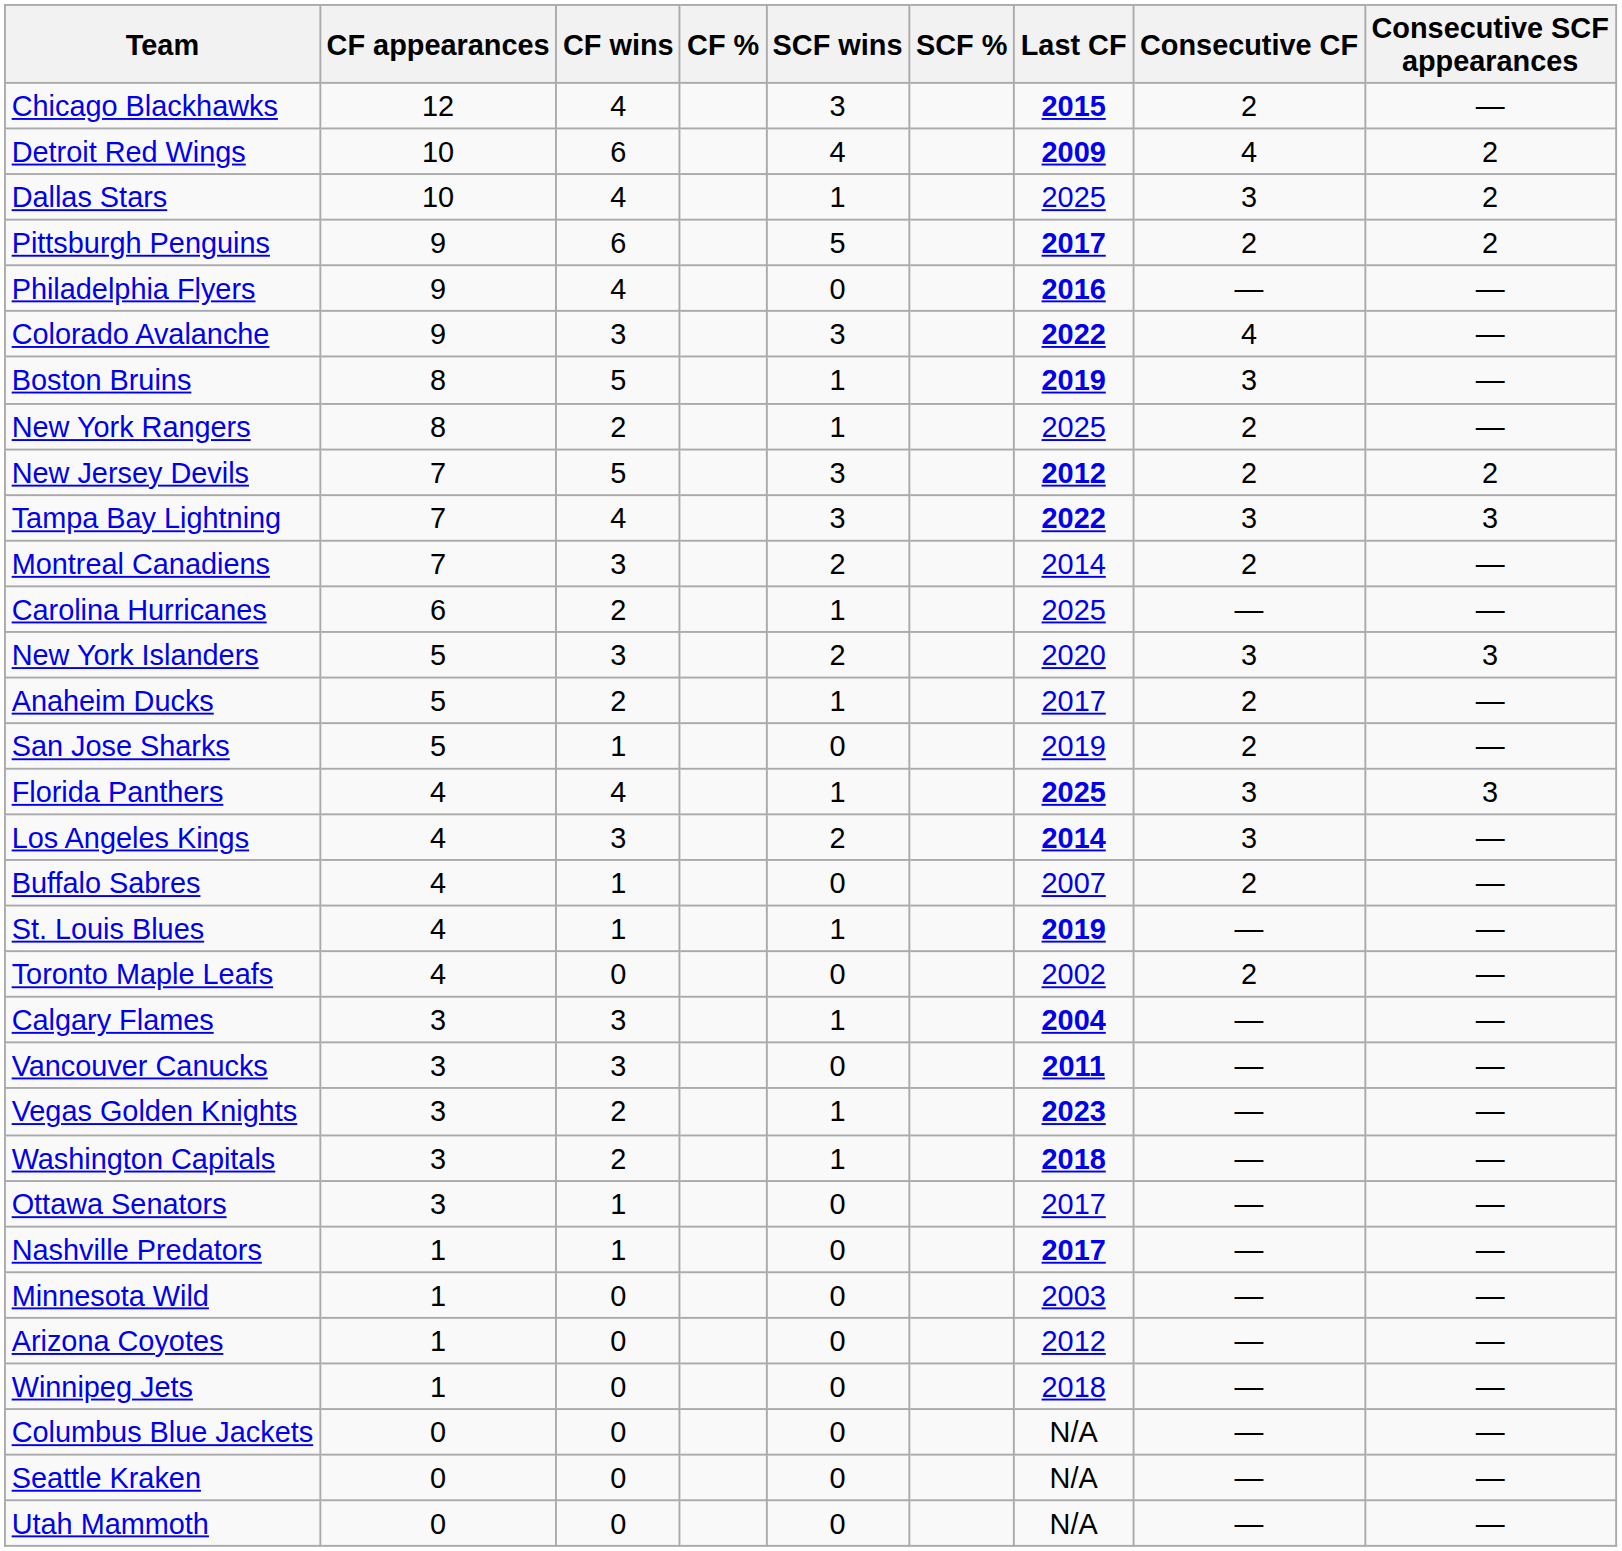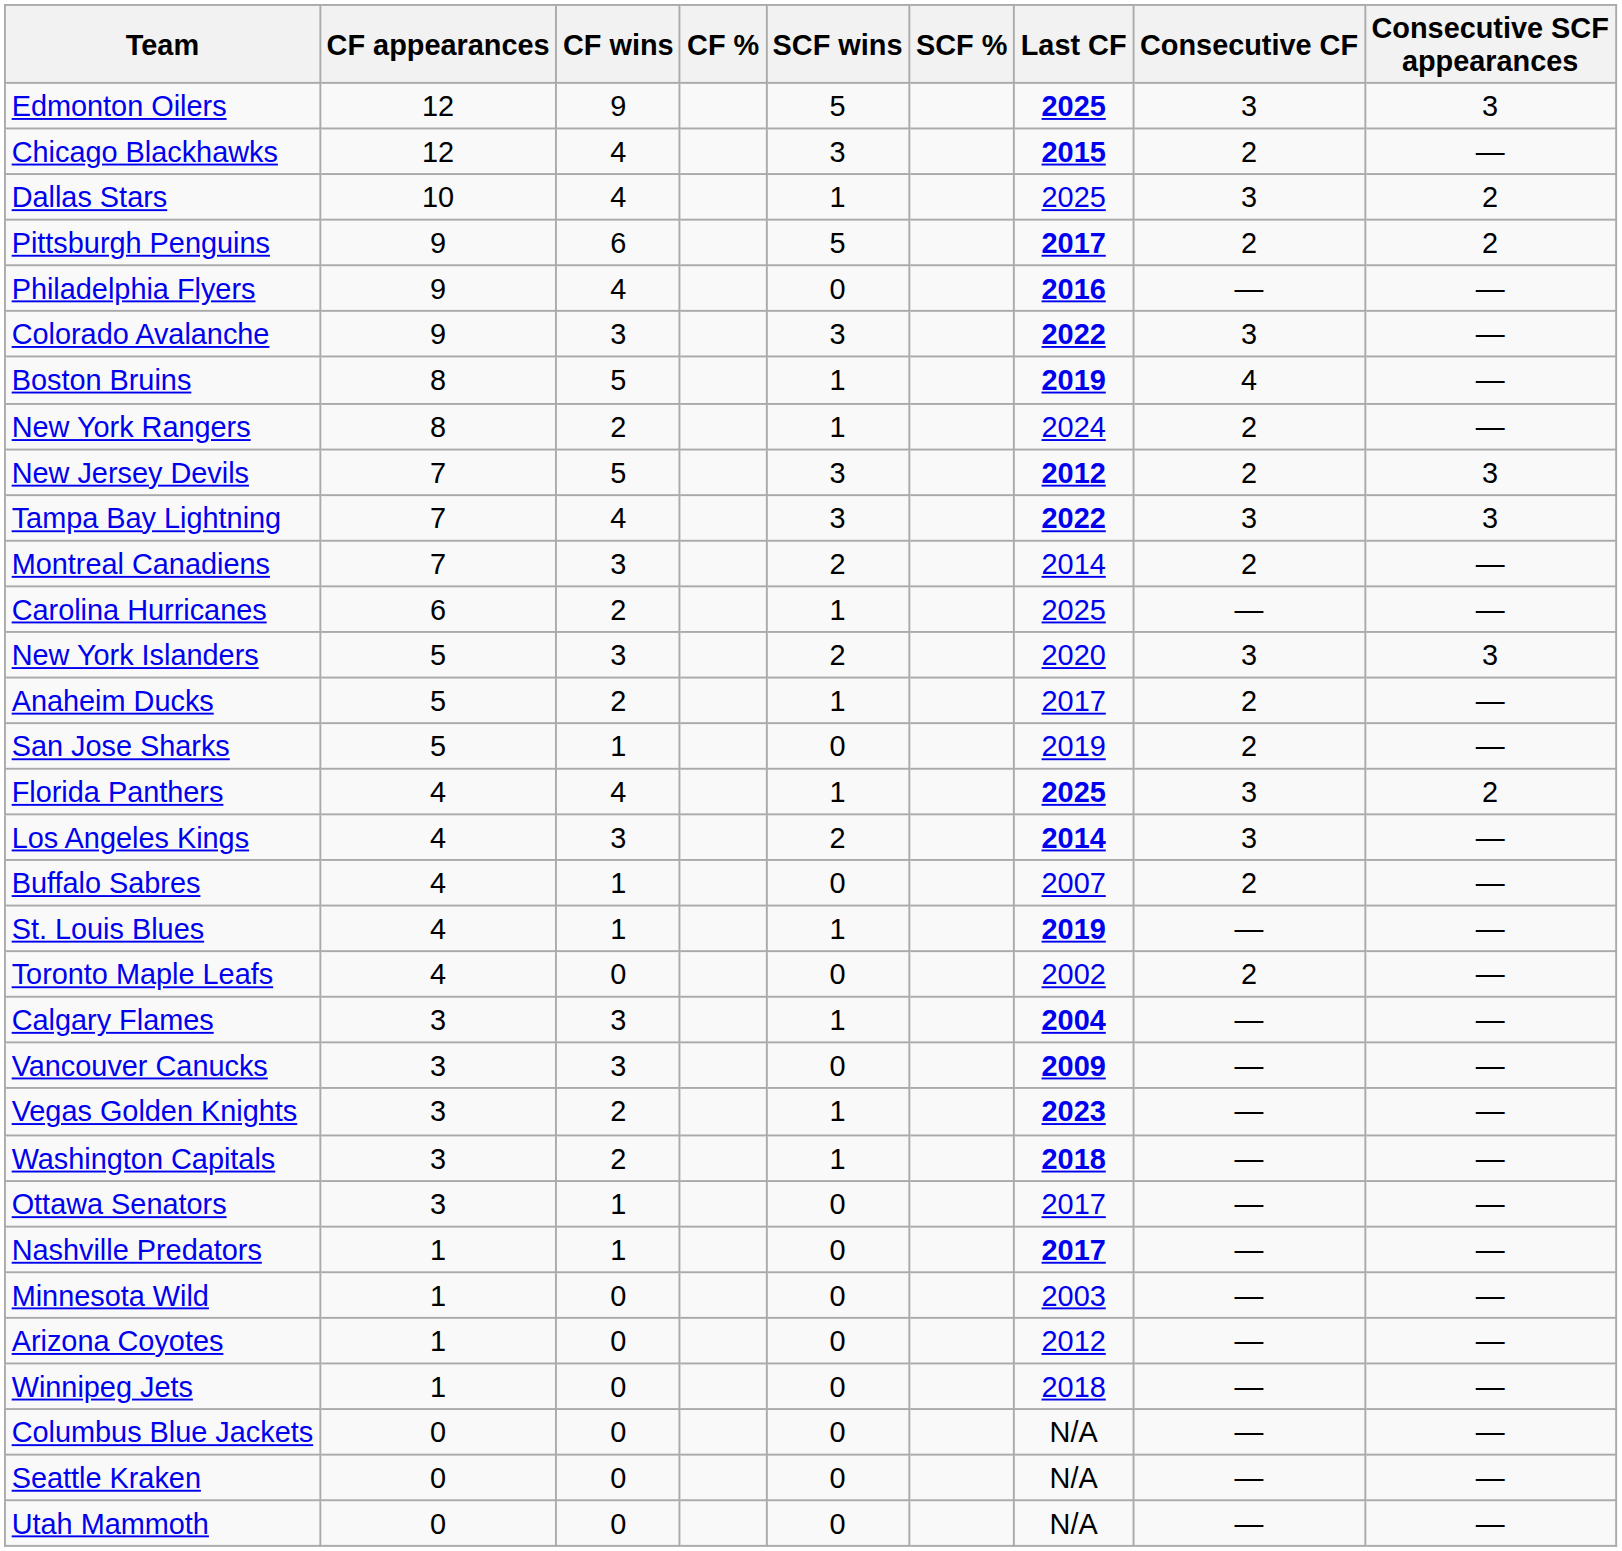+ row: (119, 106)
- row: (129, 152)
(1249, 335) 4 -> (1249, 335) 3
(1249, 380) 3 -> (1249, 380) 4
(1074, 426) 2025 -> (1074, 426) 2024
(1490, 472) 2 -> (1490, 472) 3
(1490, 792) 3 -> (1490, 792) 2
(1074, 1066) 2011 -> (1074, 1066) 2009
